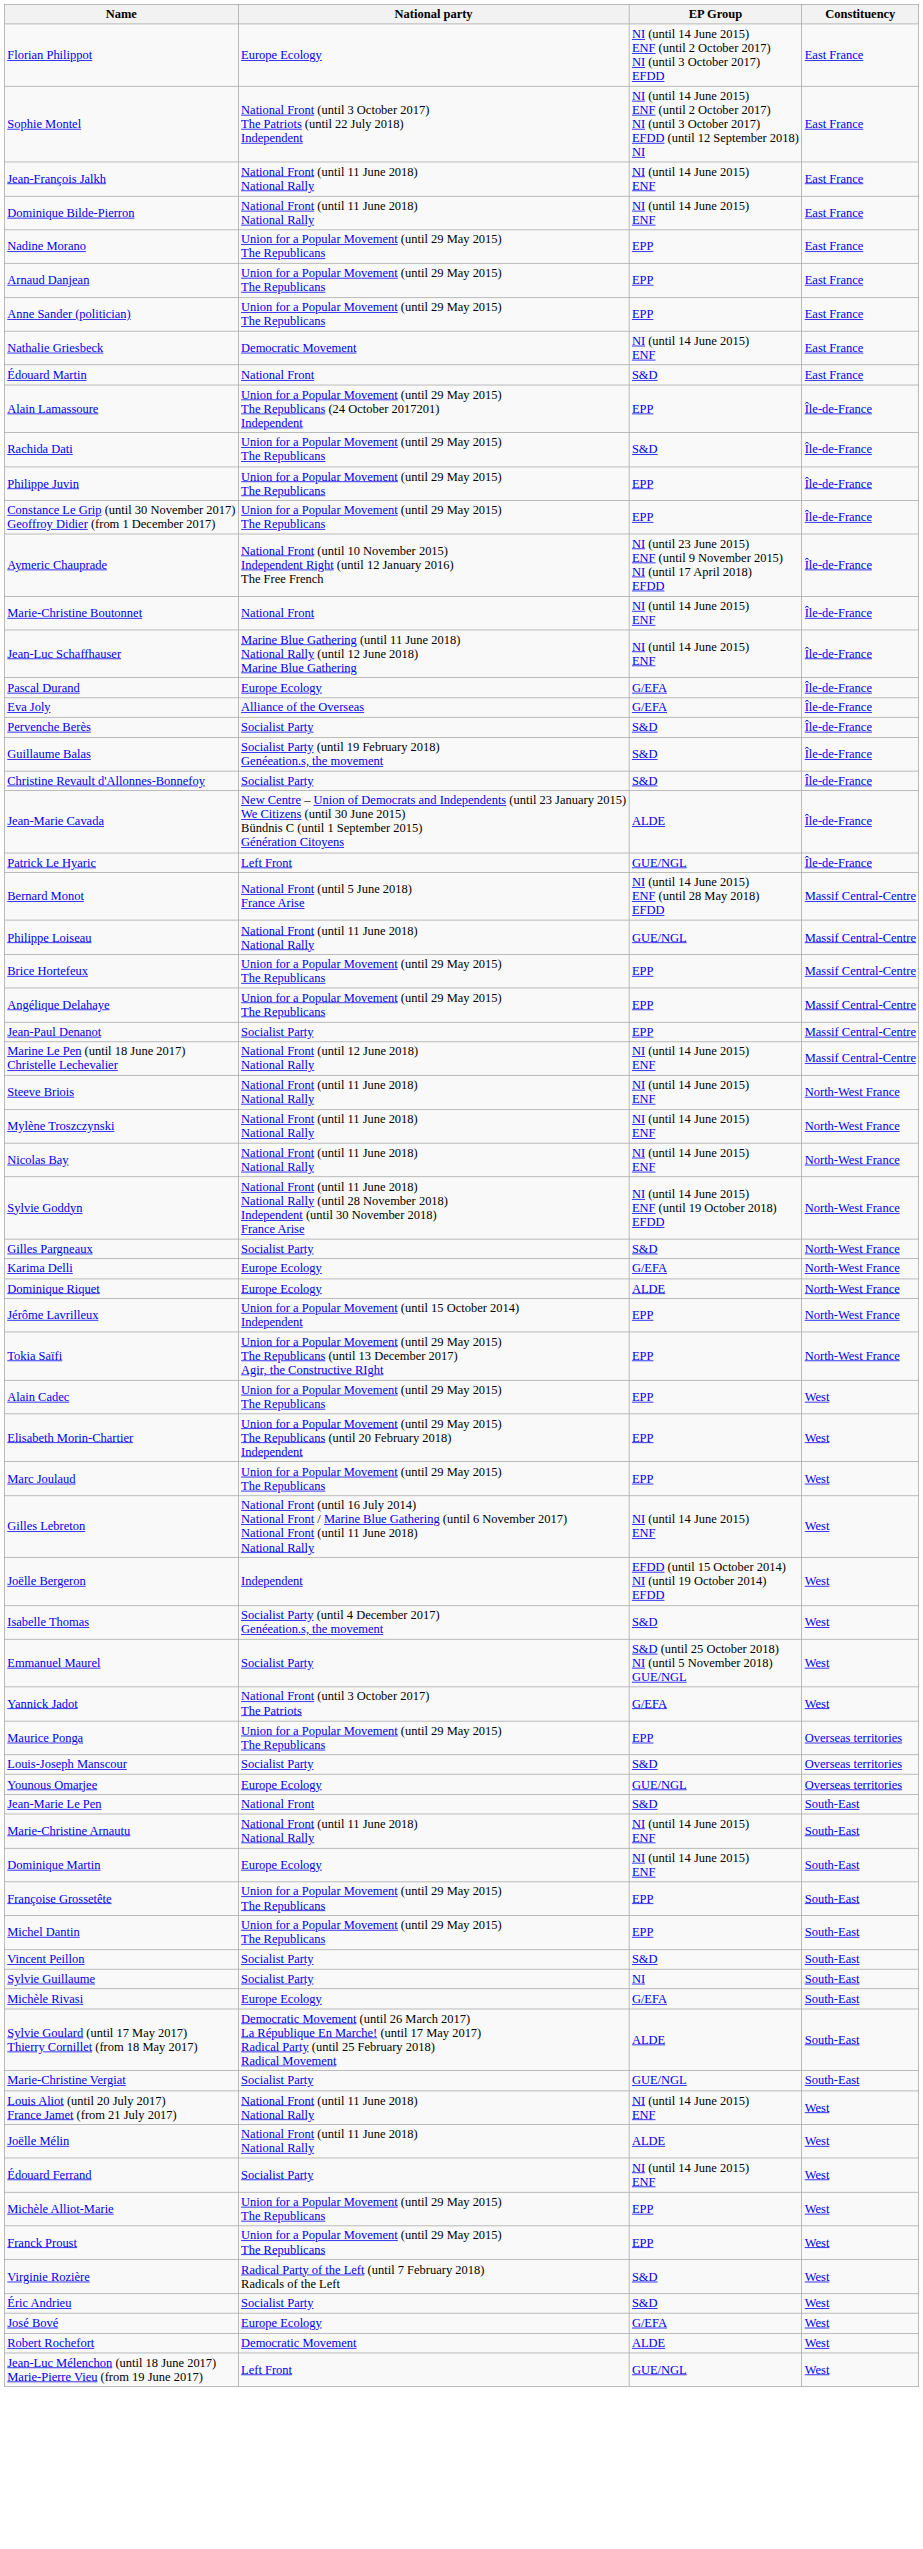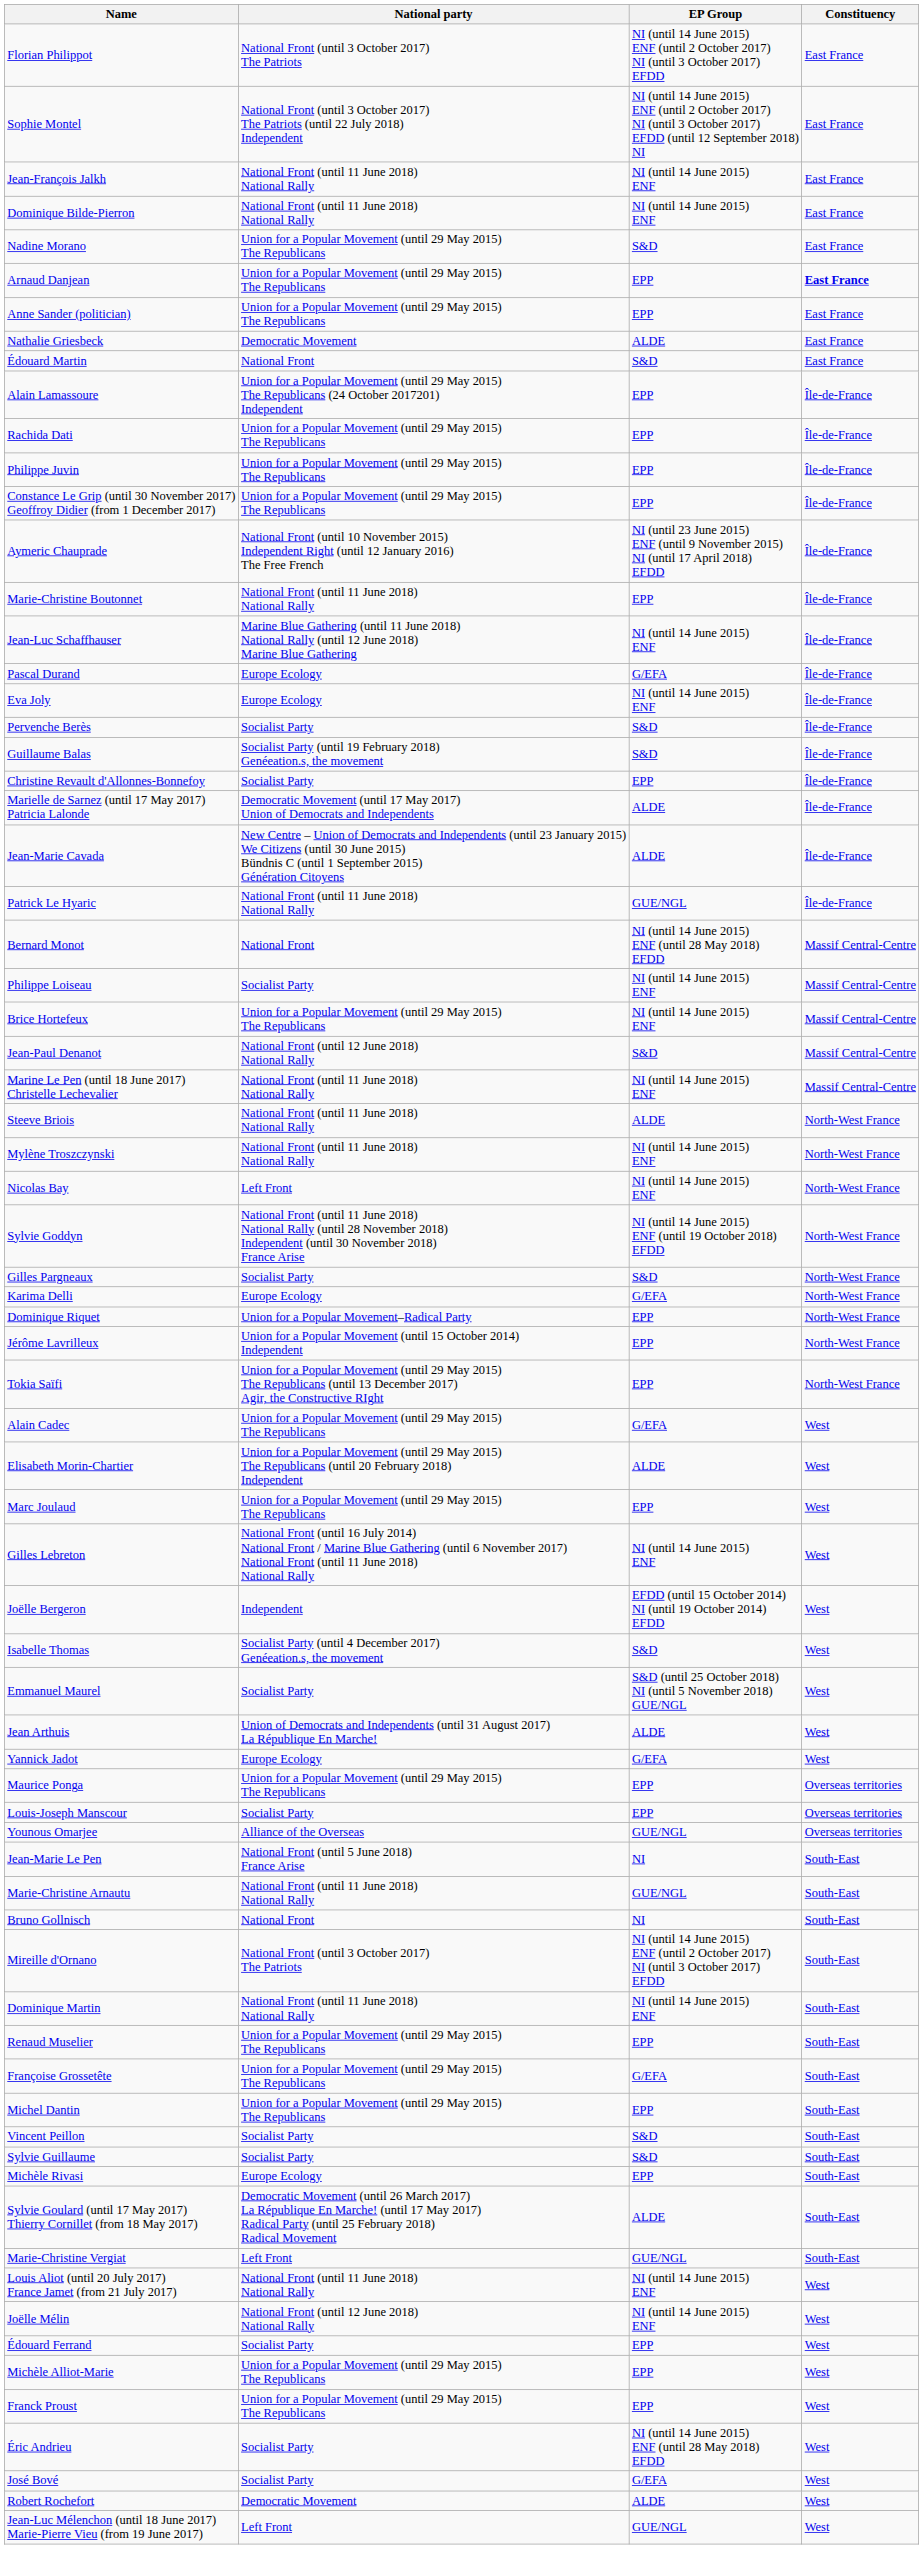(281, 55) Europe Ecology -> (335, 55) National Front (until 3 October 2017) The Patriots
(643, 246) EPP -> (645, 246) S&D
(834, 280) normal -> (837, 280) bold
(690, 348) NI (until 14 June 2015) ENF -> (649, 341) ALDE
(645, 449) S&D -> (643, 435) EPP
(278, 613) National Front -> (329, 599) National Front (until 11 June 2018) National Rally
(690, 613) NI (until 14 June 2015) ENF -> (643, 599) EPP
(303, 707) Alliance of the Overseas -> (281, 700) Europe Ecology
(649, 707) G/EFA -> (690, 700) NI (until 14 June 2015) ENF
(645, 781) S&D -> (643, 781) EPP
+ row: (106, 807)
(267, 862) Left Front -> (329, 903) National Front (until 11 June 2018) National Rally
(327, 896) National Front (until 5 June 2018) France Arise -> (278, 944) National Front
(329, 937) National Front (until 11 June 2018) National Rally -> (277, 985) Socialist Party
(659, 937) GUE/NGL -> (690, 985) NI (until 14 June 2015) ENF
(643, 971) EPP -> (690, 1019) NI (until 14 June 2015) ENF
- row: (58, 1005)
(277, 1031) Socialist Party -> (330, 1052) National Front (until 12 June 2018) National Rally
(643, 1031) EPP -> (645, 1052) S&D
(330, 1058) National Front (until 12 June 2018) National Rally -> (329, 1086) National Front (until 11 June 2018) National Rally
(690, 1092) NI (until 14 June 2015) ENF -> (649, 1120) ALDE
(329, 1160) National Front (until 11 June 2018) National Rally -> (267, 1188) Left Front
(281, 1288) Europe Ecology -> (356, 1316) Union for a Popular Movement–Radical Party
(649, 1288) ALDE -> (643, 1316) EPP
(643, 1397) EPP -> (649, 1425) G/EFA
(643, 1437) EPP -> (649, 1465) ALDE
+ row: (38, 1732)
(335, 1704) National Front (until 3 October 2017) The Patriots -> (281, 1758) Europe Ecology
(645, 1764) S&D -> (643, 1812) EPP
(281, 1784) Europe Ecology -> (303, 1832) Alliance of the Overseas
(278, 1804) National Front -> (327, 1859) National Front (until 5 June 2018) France Arise
(645, 1804) S&D -> (638, 1859) NI
(690, 1831) NI (until 14 June 2015) ENF -> (659, 1893) GUE/NGL
+ row: (49, 1919)
+ row: (52, 1960)
(281, 1864) Europe Ecology -> (329, 2008) National Front (until 11 June 2018) National Rally
+ row: (50, 2042)
(643, 1898) EPP -> (649, 2076) G/EFA
(638, 1979) NI -> (645, 2156) S&D
(649, 1999) G/EFA -> (643, 2176) EPP
(277, 2080) Socialist Party -> (267, 2258) Left Front
(329, 2141) National Front (until 11 June 2018) National Rally -> (330, 2318) National Front (until 12 June 2018) National Rally
(649, 2141) ALDE -> (690, 2318) NI (until 14 June 2015) ENF
(690, 2175) NI (until 14 June 2015) ENF -> (643, 2345) EPP
- row: (49, 2276)
(645, 2303) S&D -> (696, 2447) NI (until 14 June 2015) ENF (until 28 May 2018) EFDD
(281, 2323) Europe Ecology -> (277, 2480) Socialist Party
